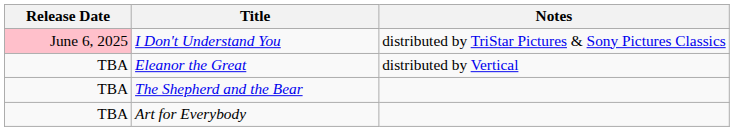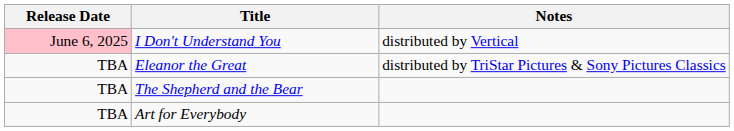(554, 41) distributed by TriStar Pictures & Sony Pictures Classics -> (450, 41) distributed by Vertical
(450, 65) distributed by Vertical -> (554, 65) distributed by TriStar Pictures & Sony Pictures Classics
